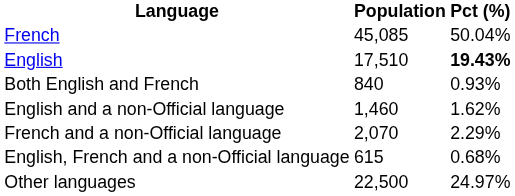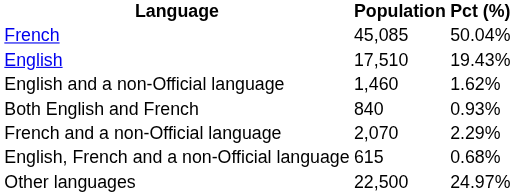(480, 60) bold -> (480, 60) normal
rows swapped: (102, 84) <-> (144, 108)
